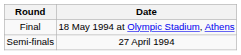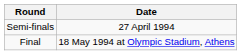rows swapped: (30, 42) <-> (30, 27)
